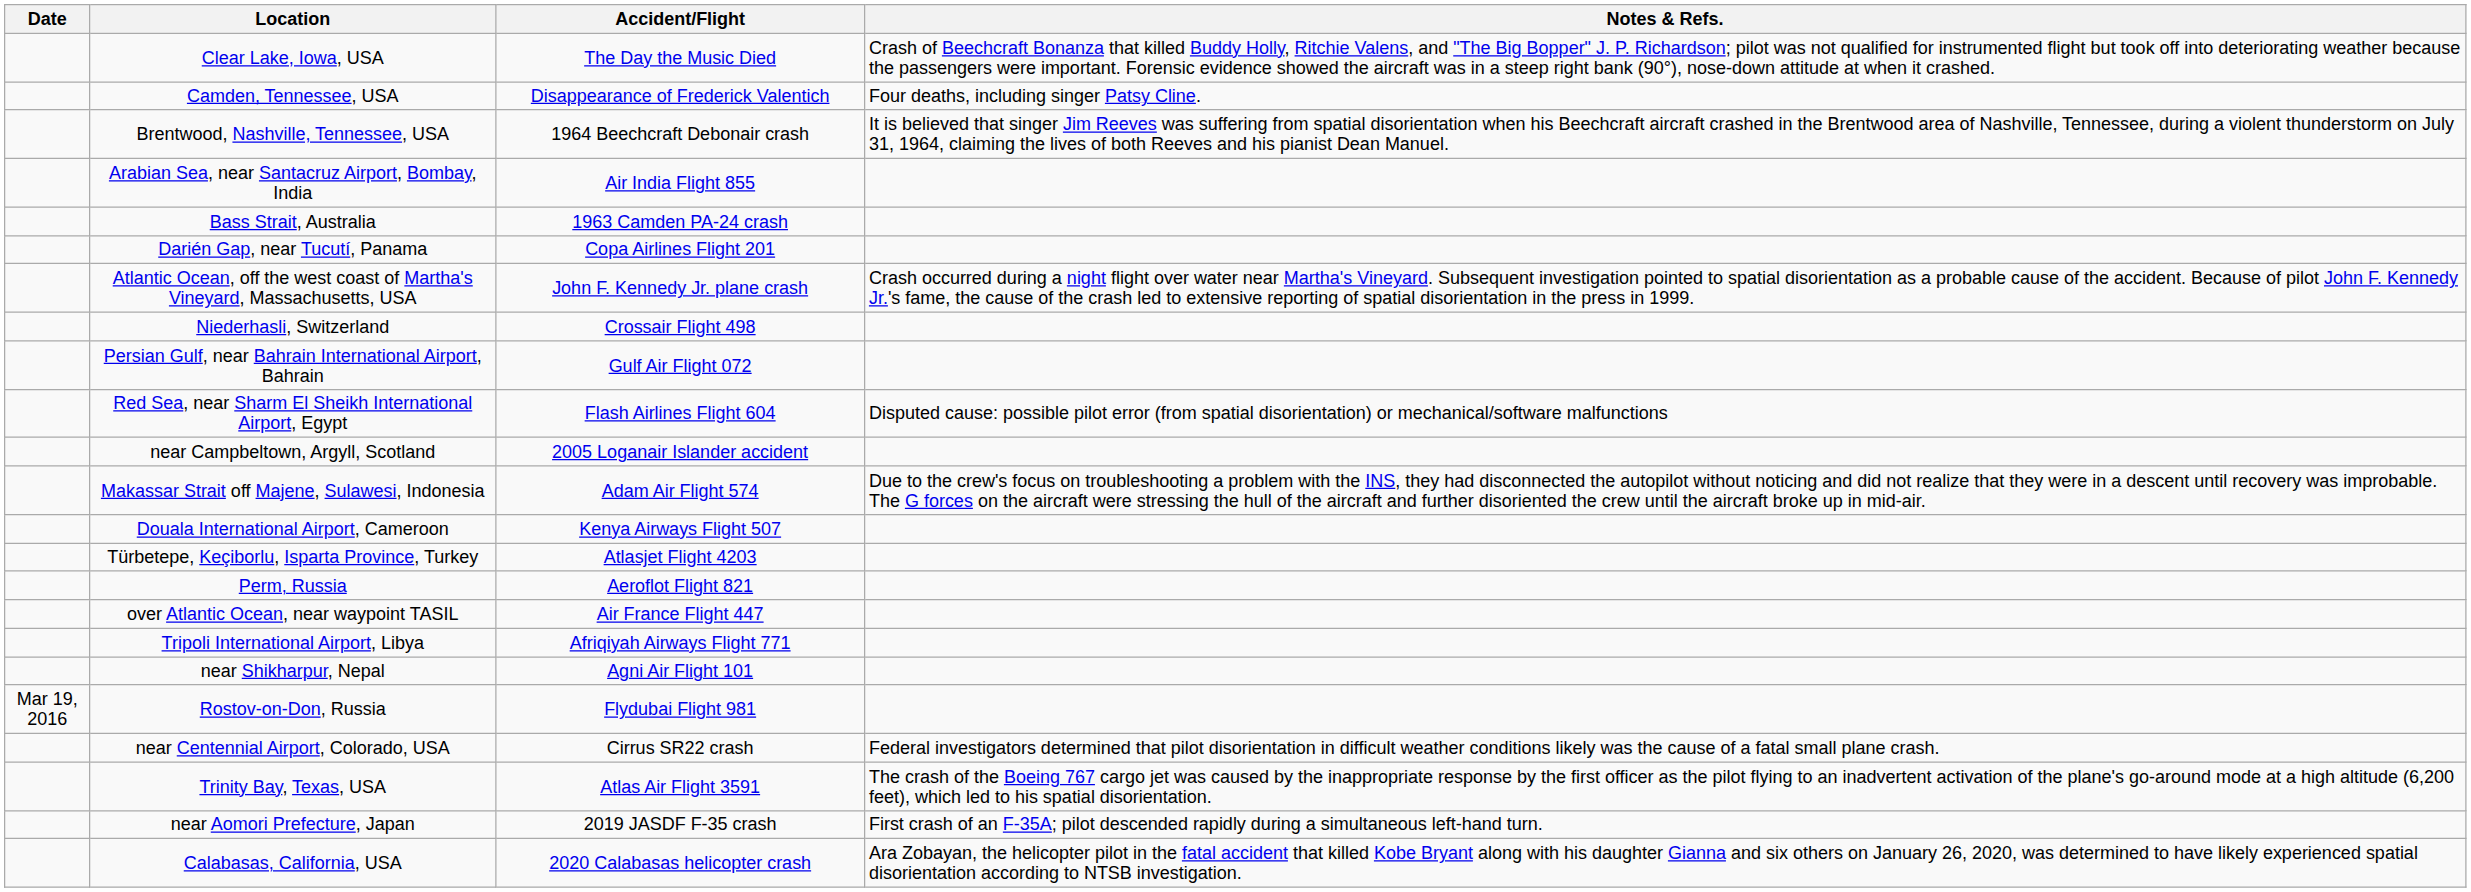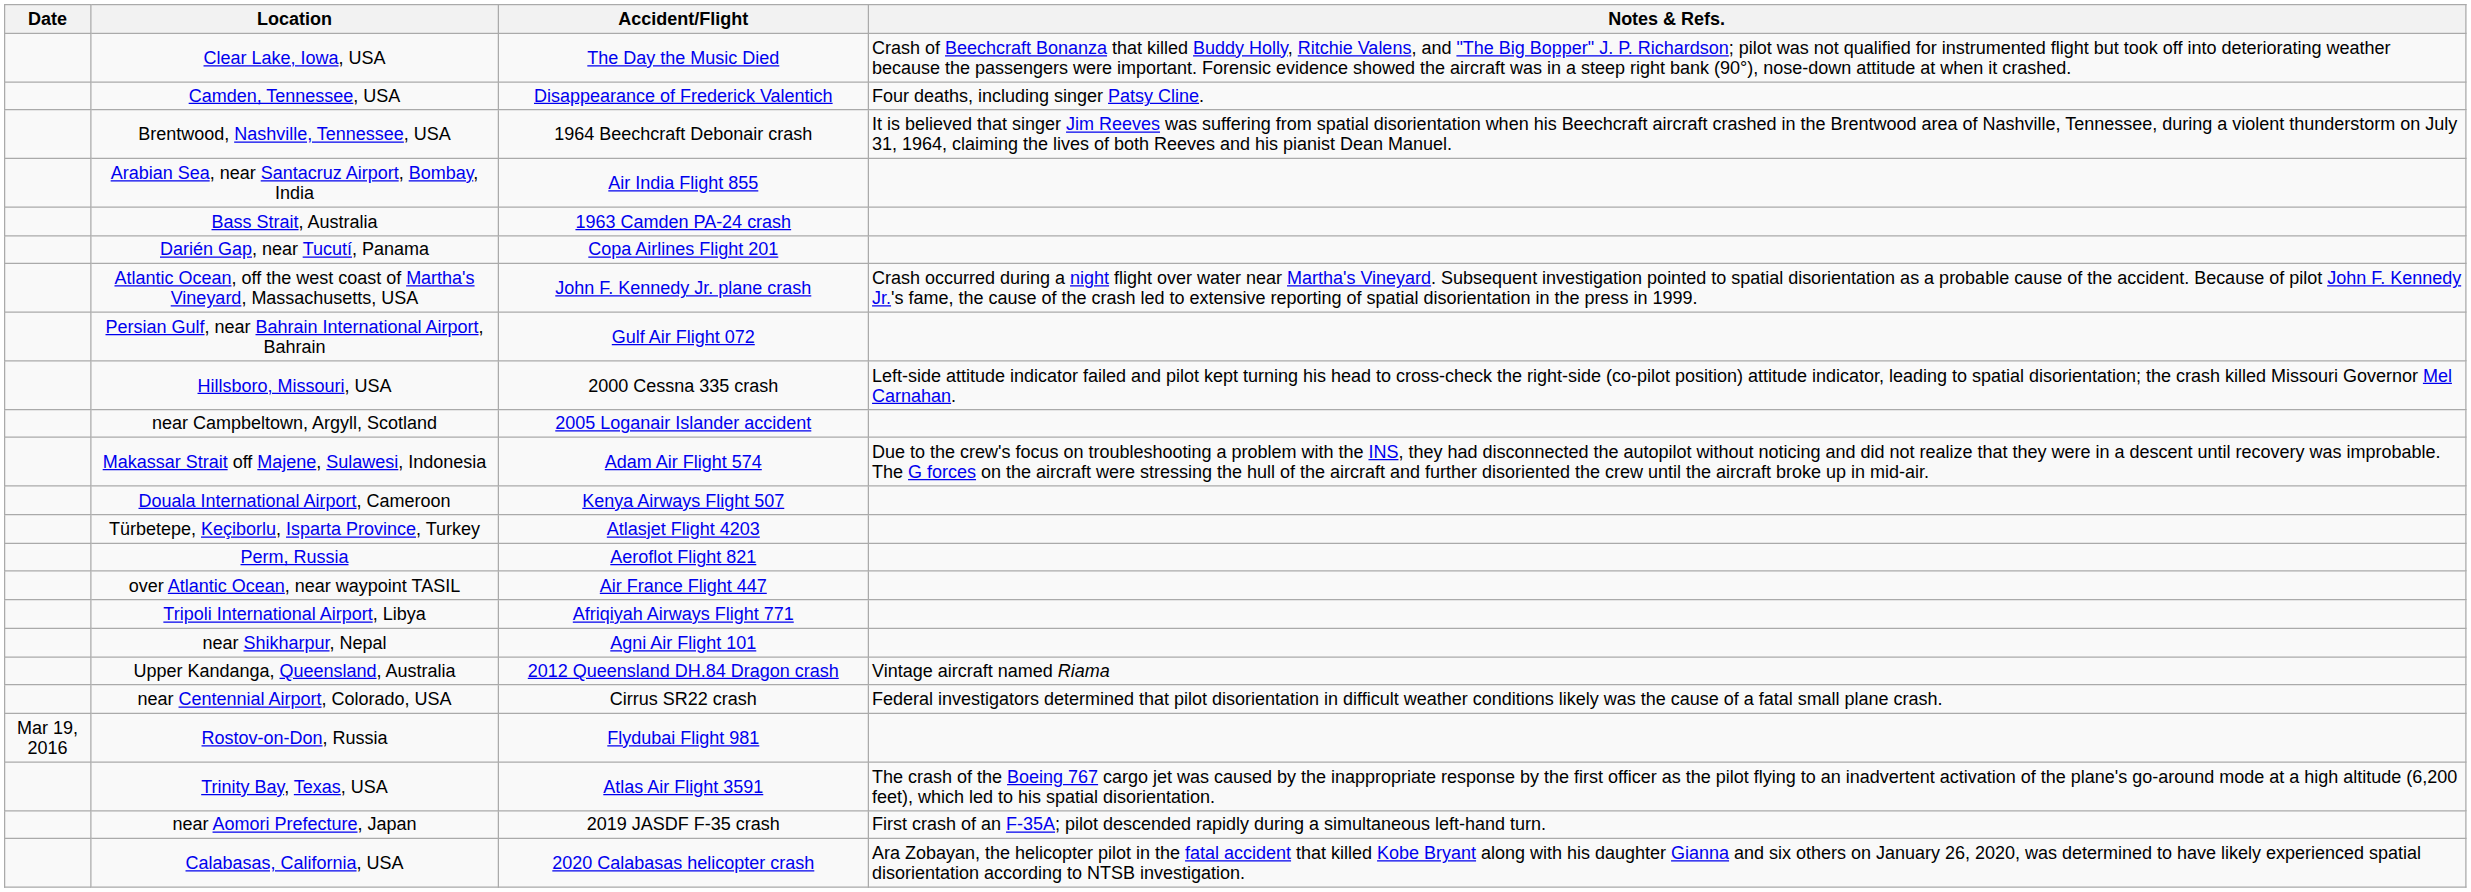- row: (293, 327)
+ row: (295, 385)
- row: (293, 414)
+ row: (295, 671)
rows swapped: (293, 710) <-> (293, 748)
